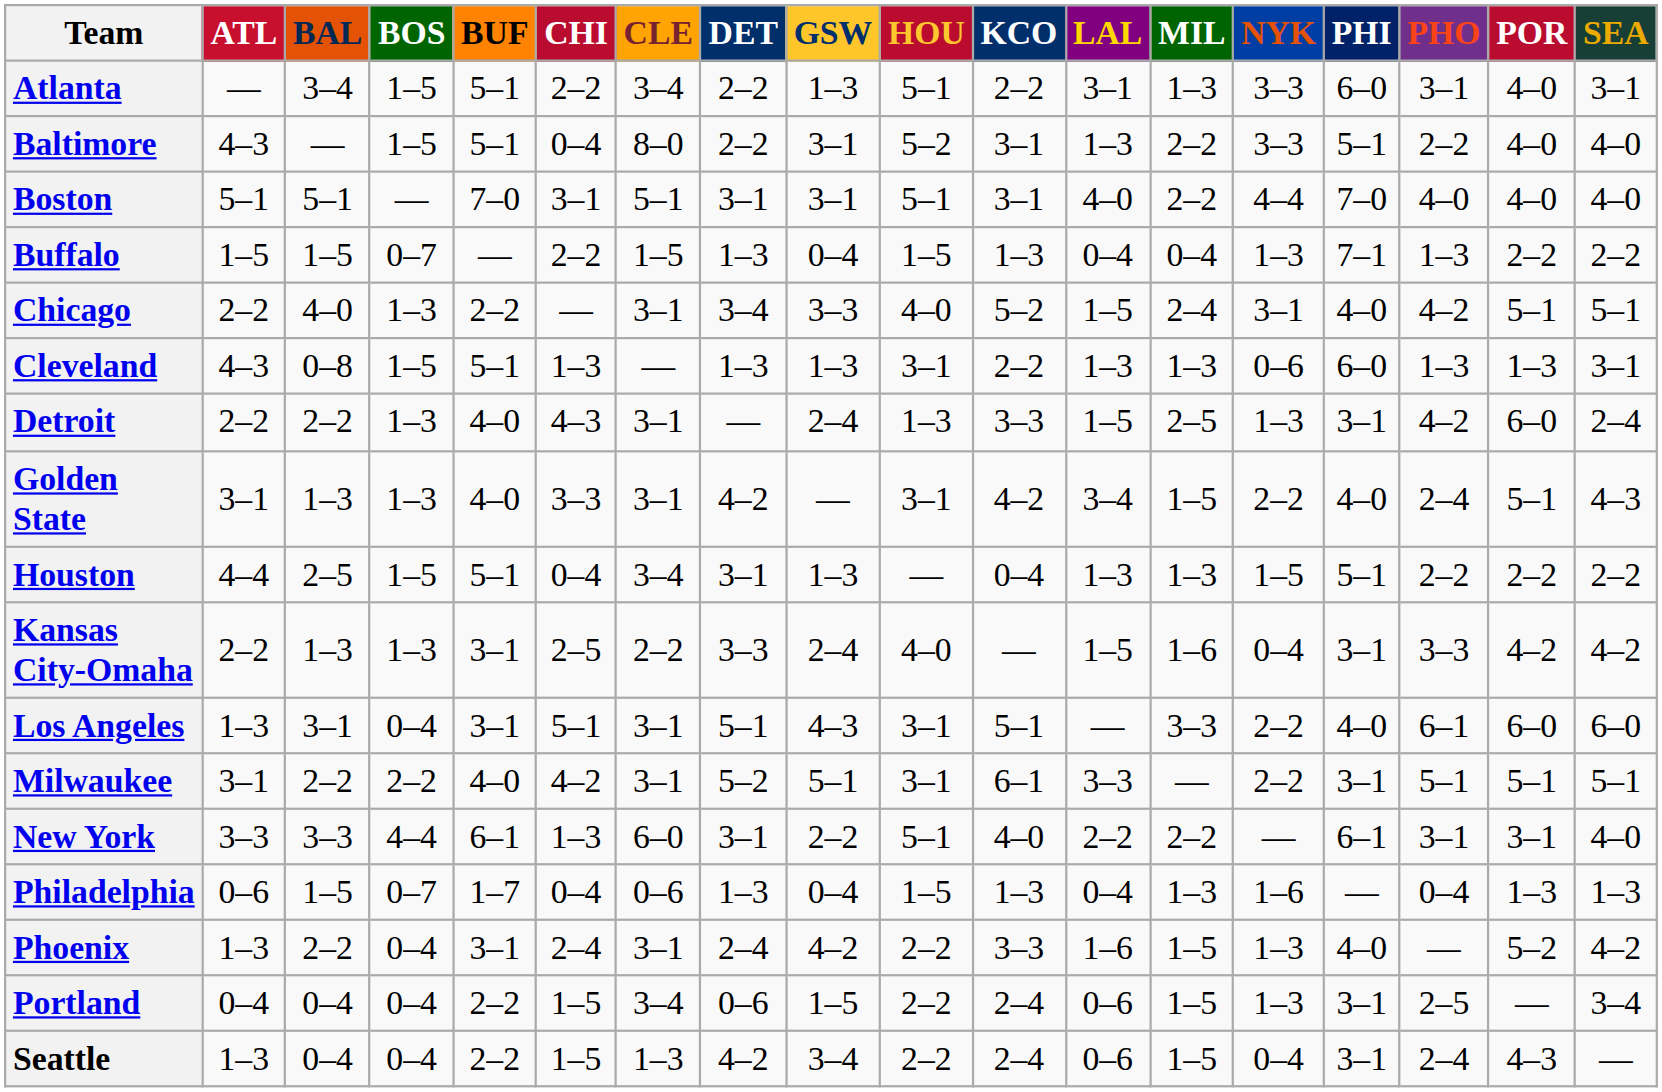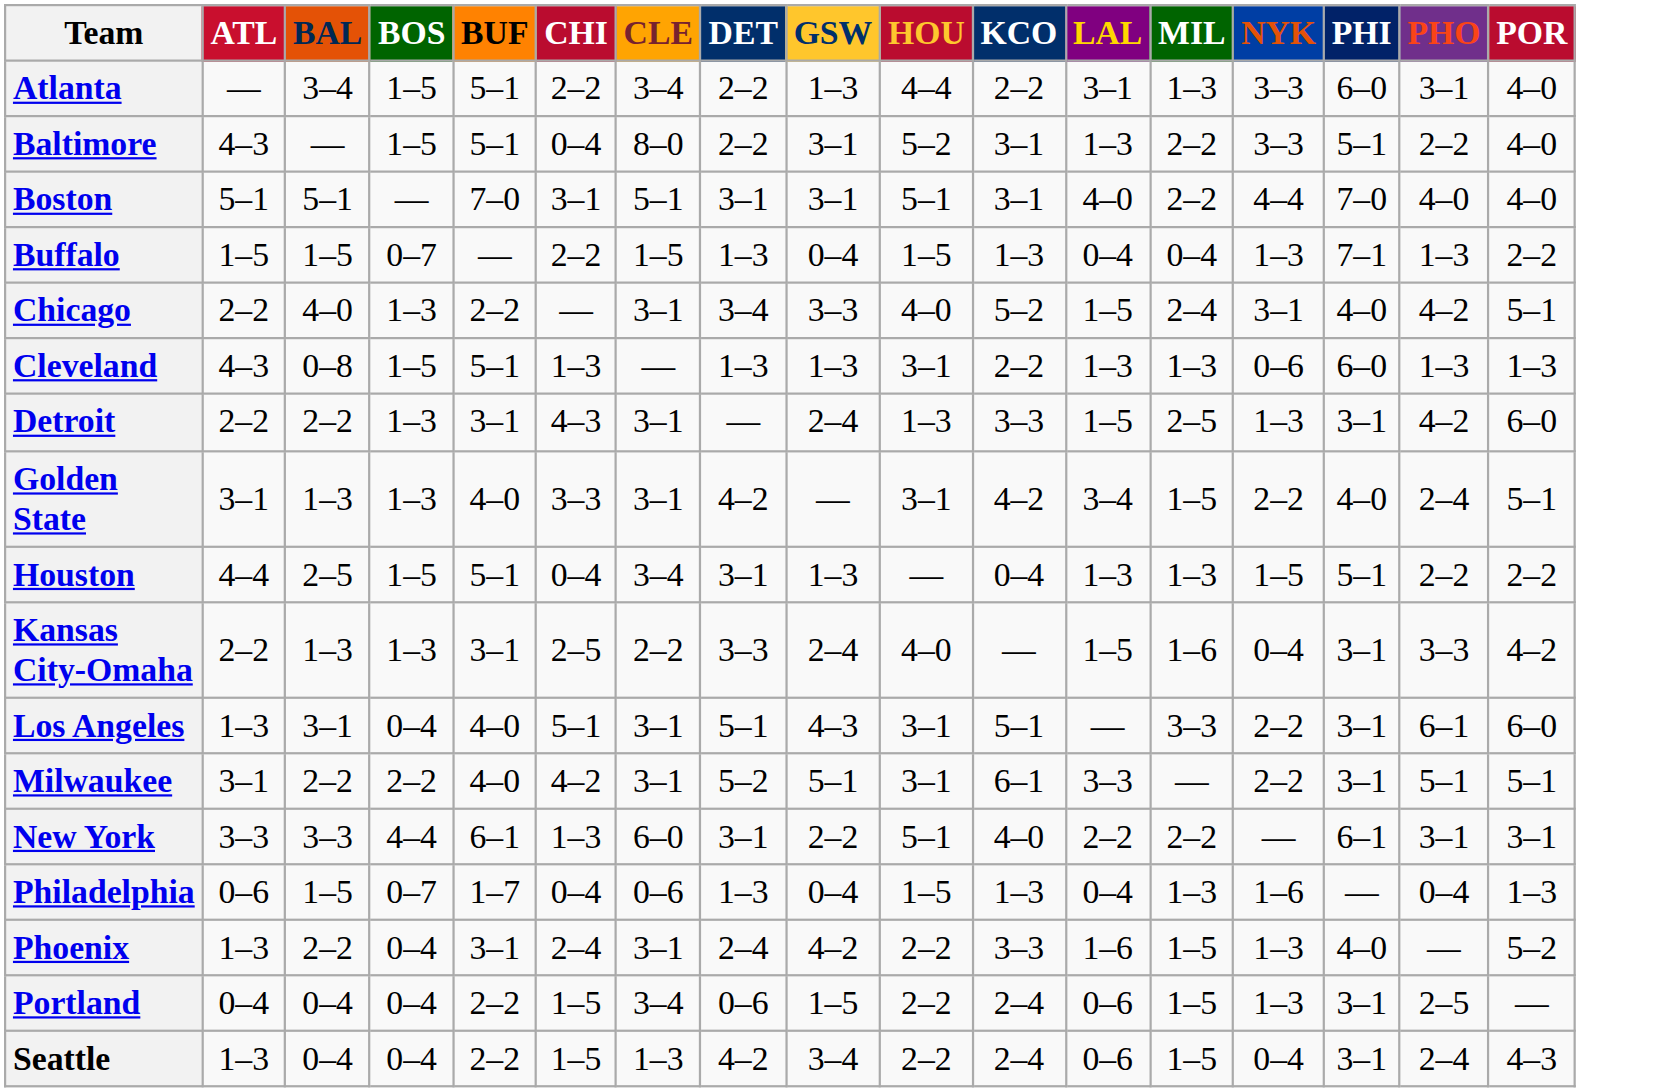- column: (1616, 32)
(926, 88) 5–1 -> (926, 88) 4–4
(495, 421) 4–0 -> (495, 421) 3–1
(495, 724) 3–1 -> (495, 724) 4–0
(1362, 724) 4–0 -> (1362, 724) 3–1
